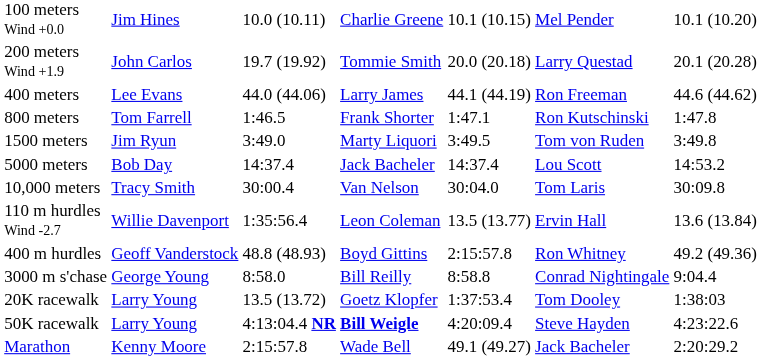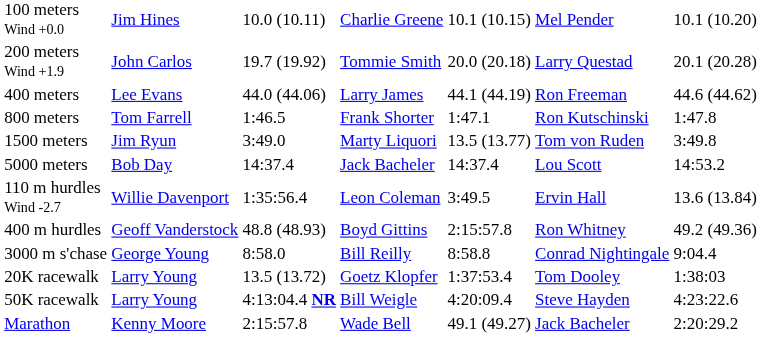(469, 141) 3:49.5 -> (489, 141) 13.5 (13.77)
- row: (52, 187)
(489, 220) 13.5 (13.77) -> (469, 197) 3:49.5
(379, 323) bold -> (379, 300) normal
